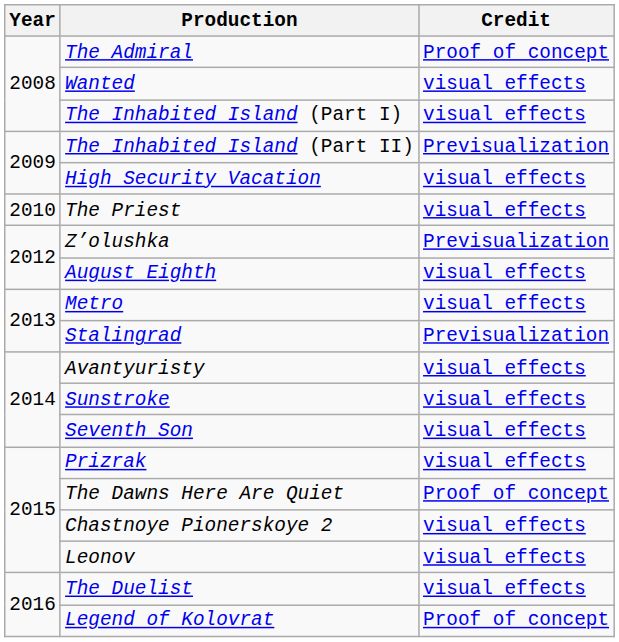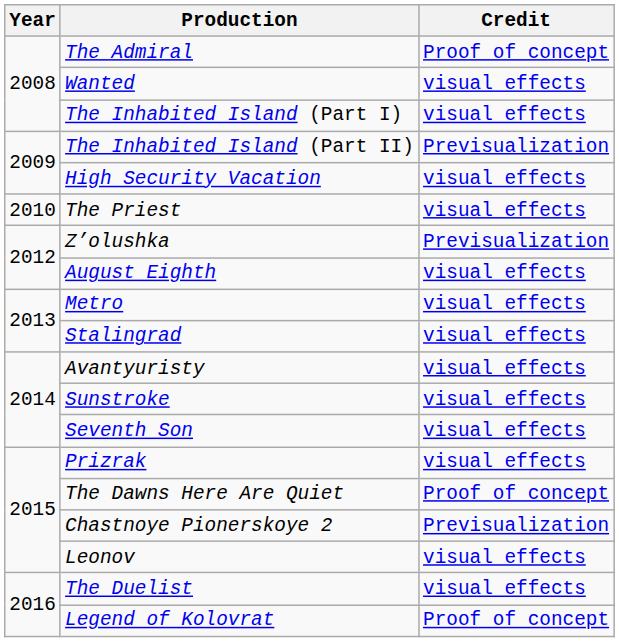(516, 336) Previsualization -> (504, 336) visual effects
(504, 526) visual effects -> (516, 526) Previsualization
